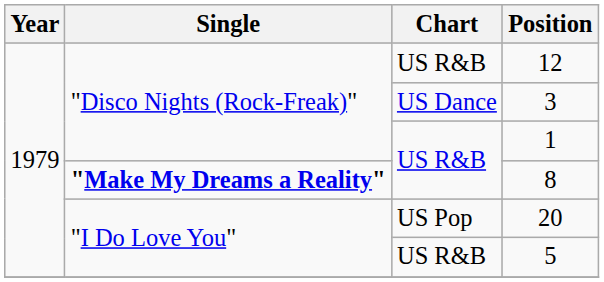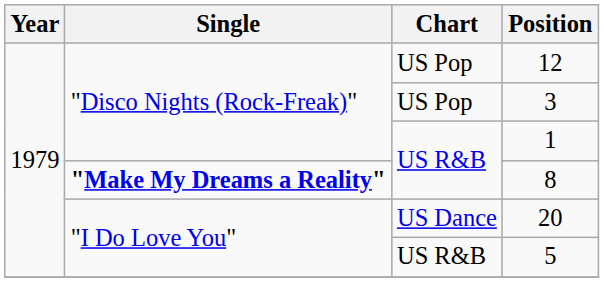(442, 62) US R&B -> (435, 62) US Pop
(447, 101) US Dance -> (435, 101) US Pop
(435, 218) US Pop -> (447, 218) US Dance
